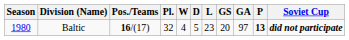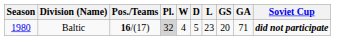- column: (260, 12)
(168, 27) no background -> (168, 27) lightgrey background
(243, 27) 97 -> (243, 27) 71
